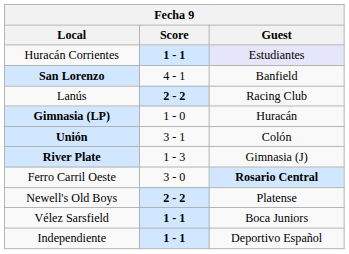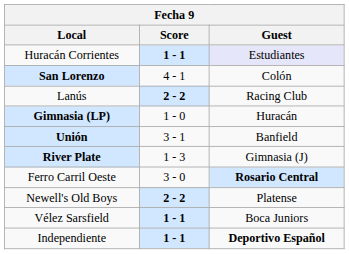(277, 75) Banfield -> (277, 75) Colón
(277, 136) Colón -> (277, 136) Banfield
(277, 238) normal -> (277, 238) bold
